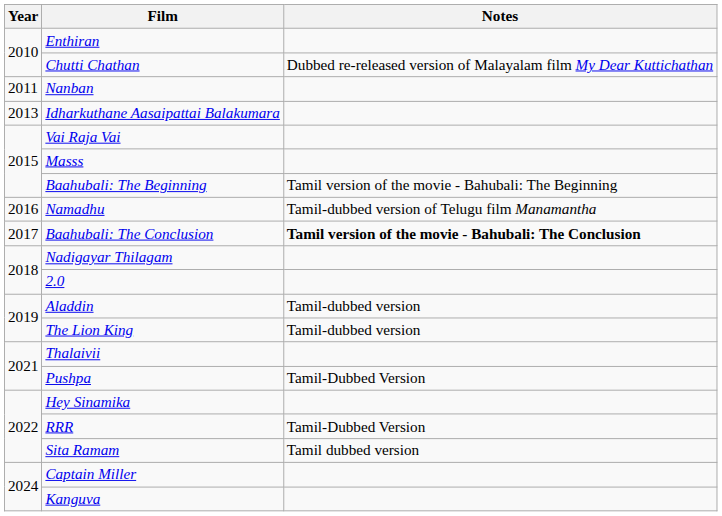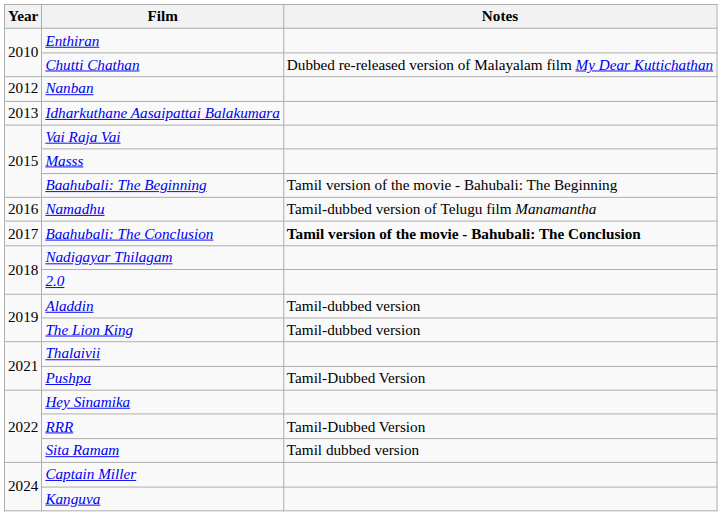(23, 88) 2011 -> (23, 88) 2012
